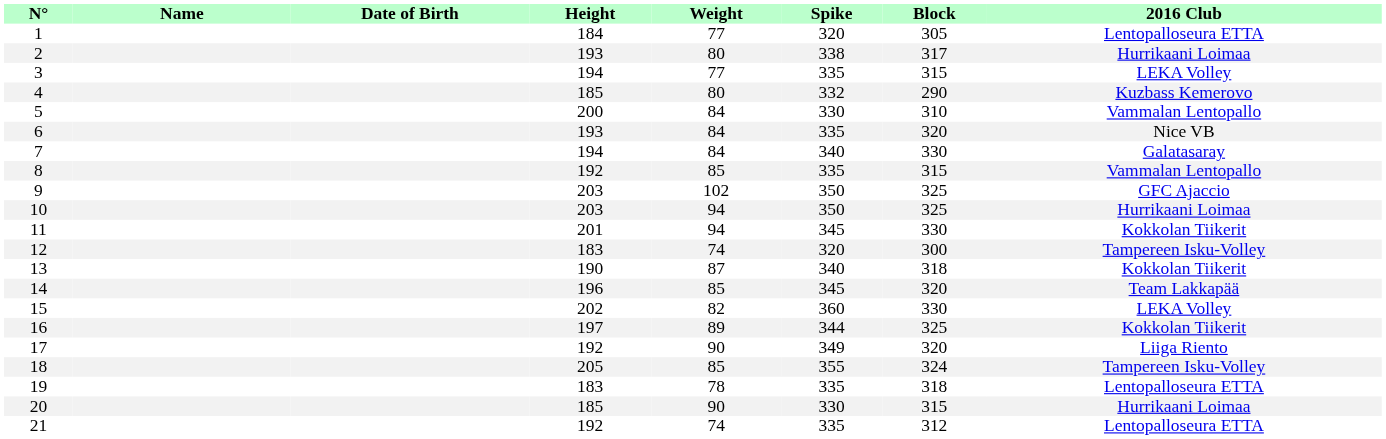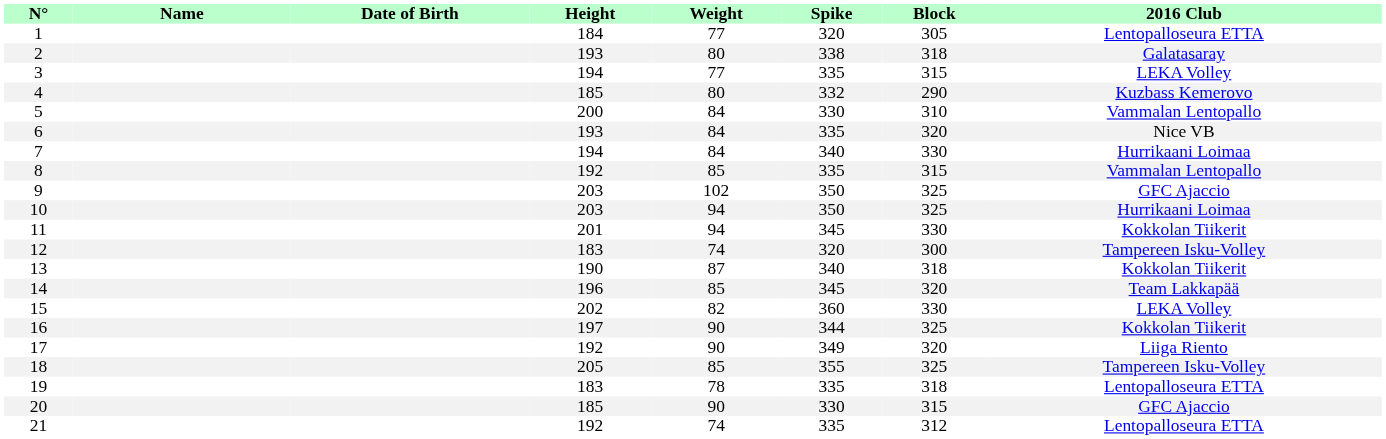(934, 53) 317 -> (934, 53) 318
(1184, 53) Hurrikaani Loimaa -> (1184, 53) Galatasaray
(1184, 151) Galatasaray -> (1184, 151) Hurrikaani Loimaa
(716, 327) 89 -> (716, 327) 90
(934, 366) 324 -> (934, 366) 325
(1184, 406) Hurrikaani Loimaa -> (1184, 406) GFC Ajaccio
